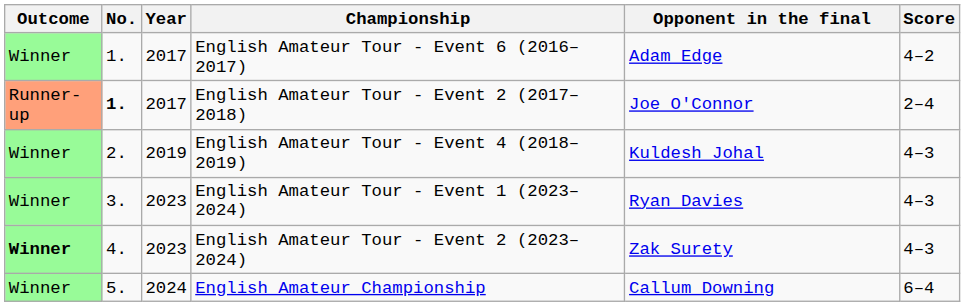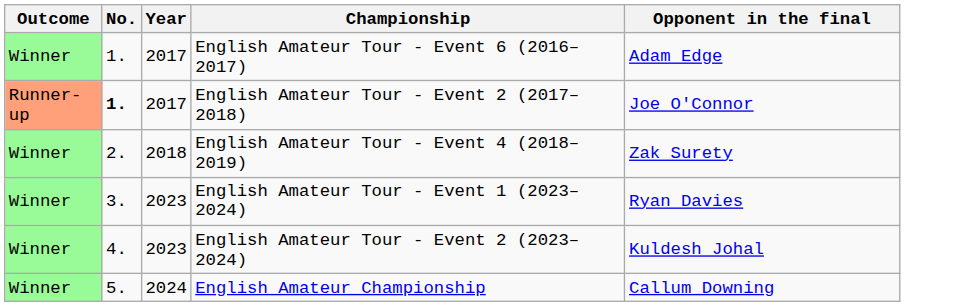- column: (929, 19)
(166, 153) 2019 -> (166, 153) 2018
(697, 153) Kuldesh Johal -> (681, 153) Zak Surety
(40, 249) bold -> (40, 249) normal
(681, 249) Zak Surety -> (697, 249) Kuldesh Johal
